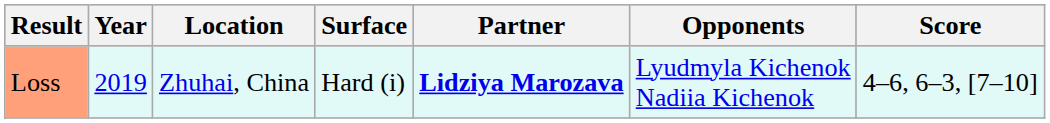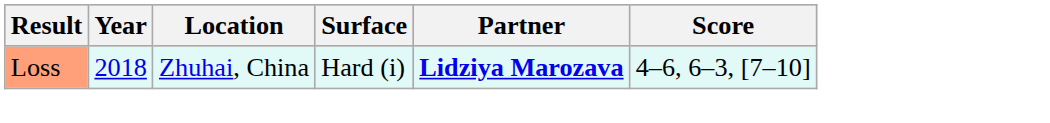- column: (743, 25)
(121, 81) 2019 -> (121, 66) 2018
